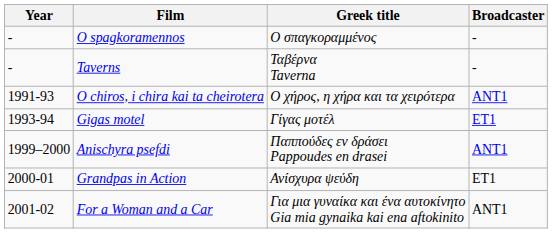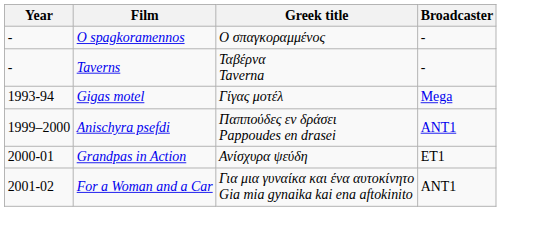- row: (170, 97)
(484, 119) ET1 -> (437, 97) Mega
